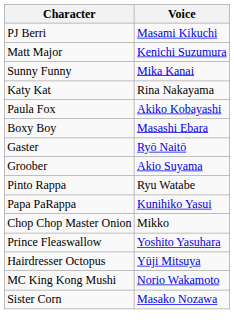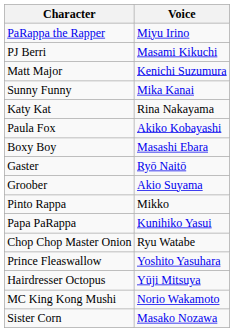+ row: (56, 33)
(166, 185) Ryu Watabe -> (153, 204) Mikko
(153, 223) Mikko -> (166, 242) Ryu Watabe
